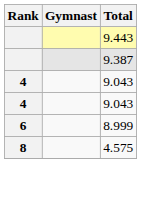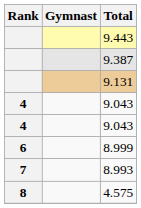+ row: (23, 82)
+ row: (23, 170)
